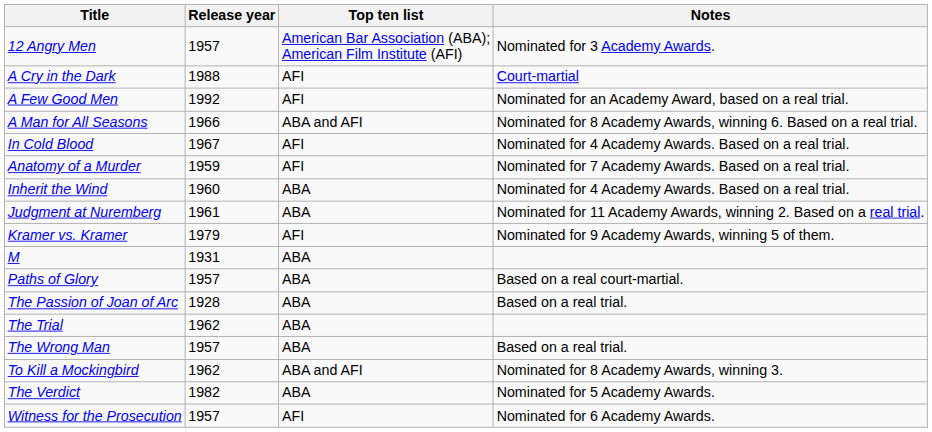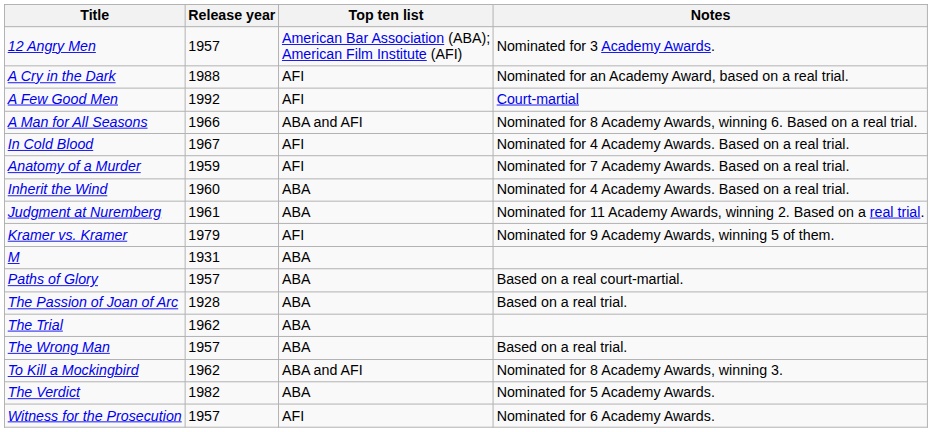(538, 76) Court-martial -> (673, 76) Nominated for an Academy Award, based on a real trial.
(673, 99) Nominated for an Academy Award, based on a real trial. -> (538, 99) Court-martial
